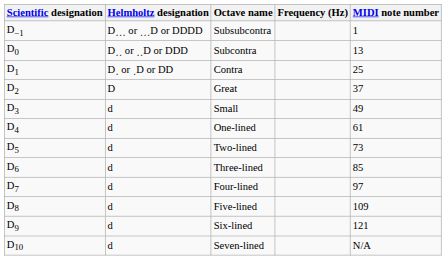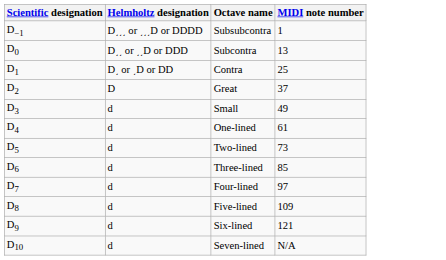- column: (313, 12)
